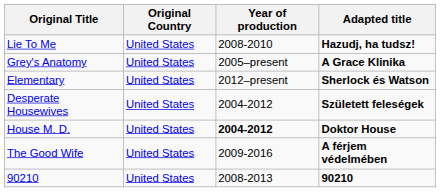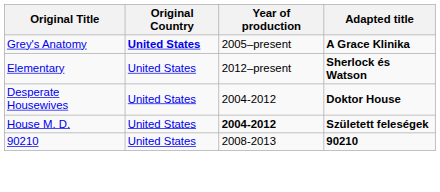- row: (31, 44)
(160, 62) normal -> (164, 44) bold
(373, 104) Született feleségek -> (364, 99) Doktor House
(359, 129) Doktor House -> (378, 123) Született feleségek
- row: (45, 153)
